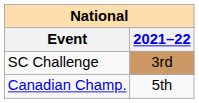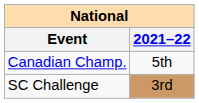rows swapped: (67, 86) <-> (53, 62)
